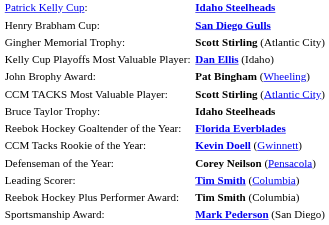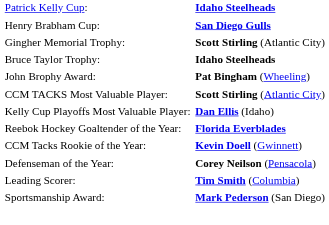rows swapped: (52, 111) <-> (98, 59)
- row: (92, 197)
